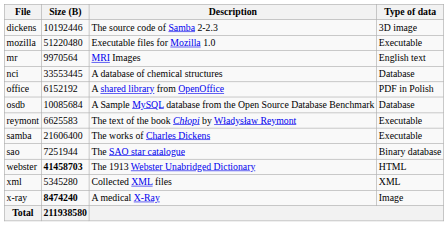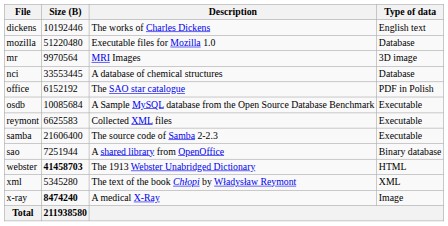(155, 27) The source code of Samba 2‑2.3 -> (151, 27) The works of Charles Dickens
(398, 27) 3D image -> (402, 27) English text
(401, 43) Executable -> (397, 43) Database
(402, 58) English text -> (398, 58) 3D image
(158, 89) A shared library from OpenOffice -> (138, 89) The SAO star catalogue
(397, 105) Database -> (401, 105) Executable
(194, 120) The text of the book Chłopi by Władysław Reymont -> (132, 120) Collected XML files
(151, 136) The works of Charles Dickens -> (155, 136) The source code of Samba 2‑2.3
(138, 151) The SAO star catalogue -> (158, 151) A shared library from OpenOffice
(132, 182) Collected XML files -> (194, 182) The text of the book Chłopi by Władysław Reymont
